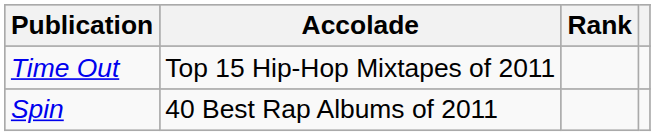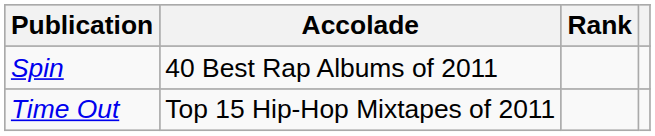rows swapped: (37, 109) <-> (65, 67)
